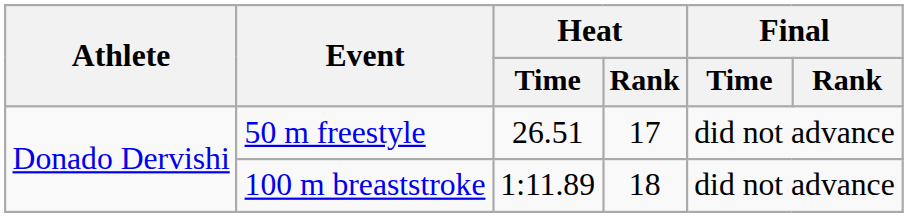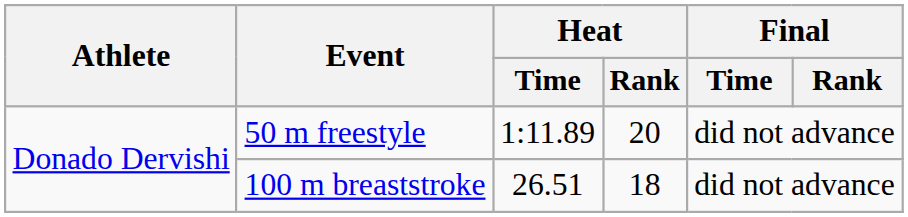(548, 132) 26.51 -> (548, 132) 1:11.89
(645, 132) 17 -> (645, 132) 20
(548, 184) 1:11.89 -> (548, 184) 26.51
